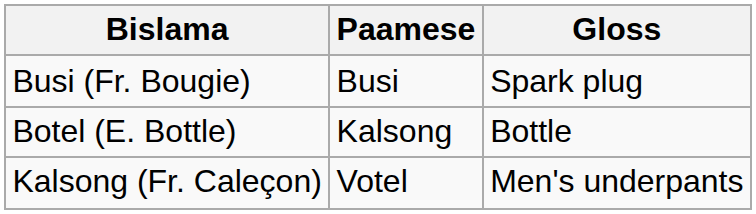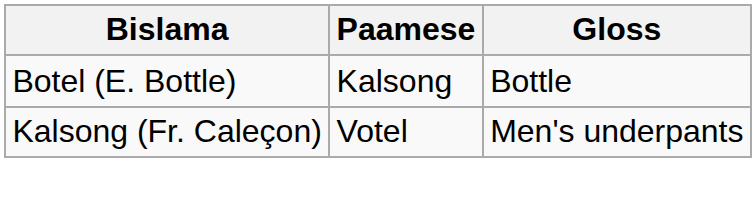- row: (132, 80)
